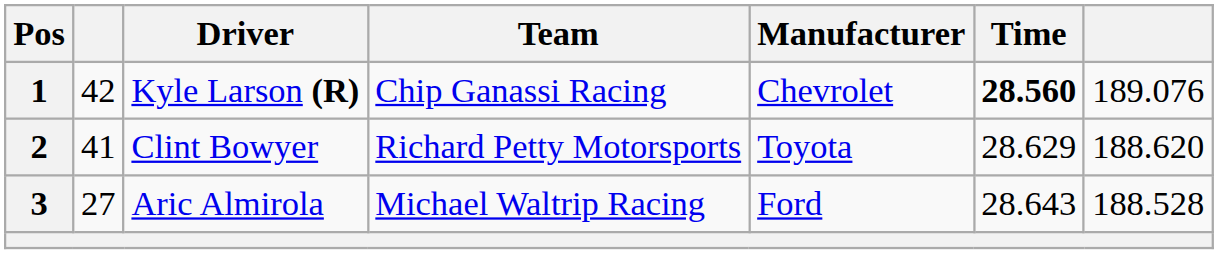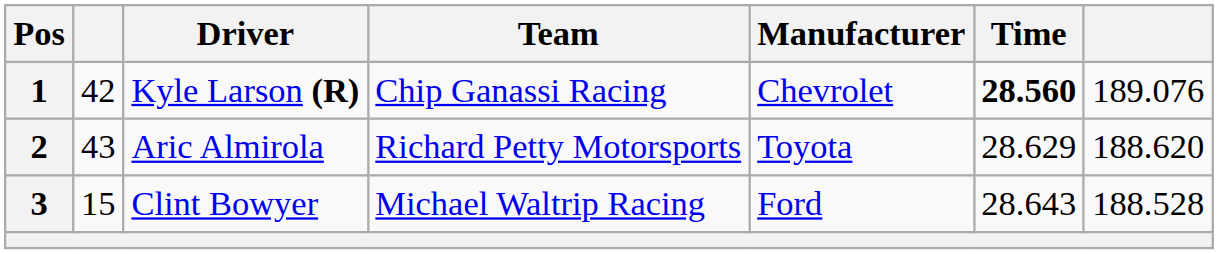(98, 146) 41 -> (98, 146) 43
(225, 146) Clint Bowyer -> (228, 146) Aric Almirola
(98, 203) 27 -> (98, 203) 15
(228, 203) Aric Almirola -> (225, 203) Clint Bowyer
